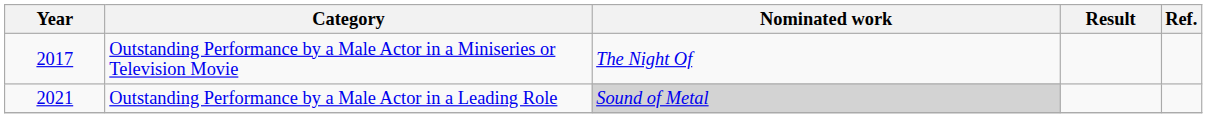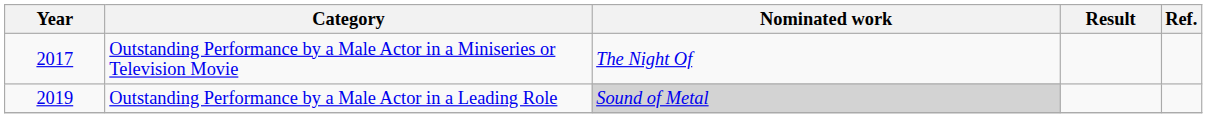(55, 98) 2021 -> (55, 98) 2019
